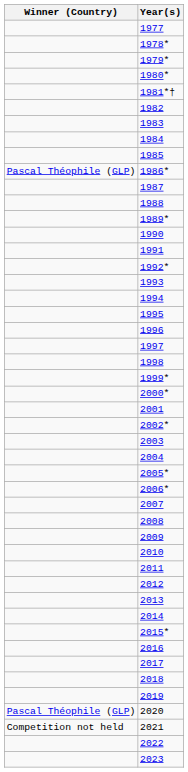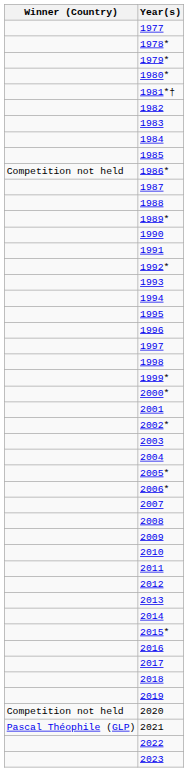(71, 171) Pascal Théophile (GLP) -> (65, 171) Competition not held
(71, 712) Pascal Théophile (GLP) -> (65, 712) Competition not held
(65, 727) Competition not held -> (71, 727) Pascal Théophile (GLP)
